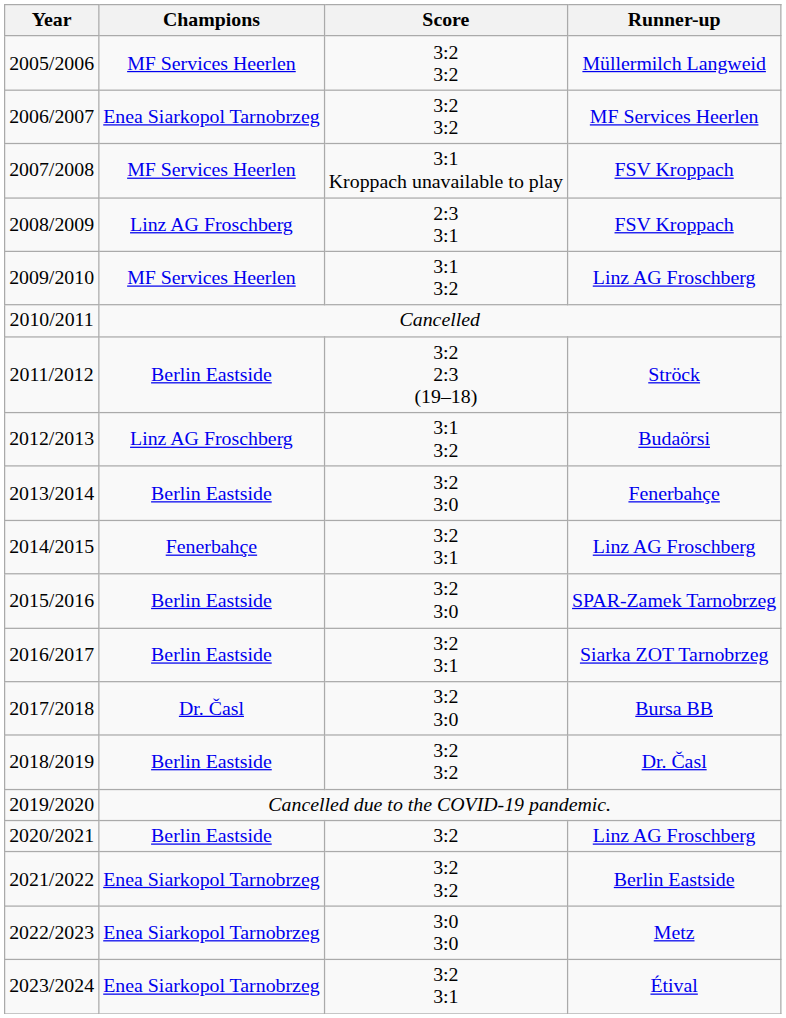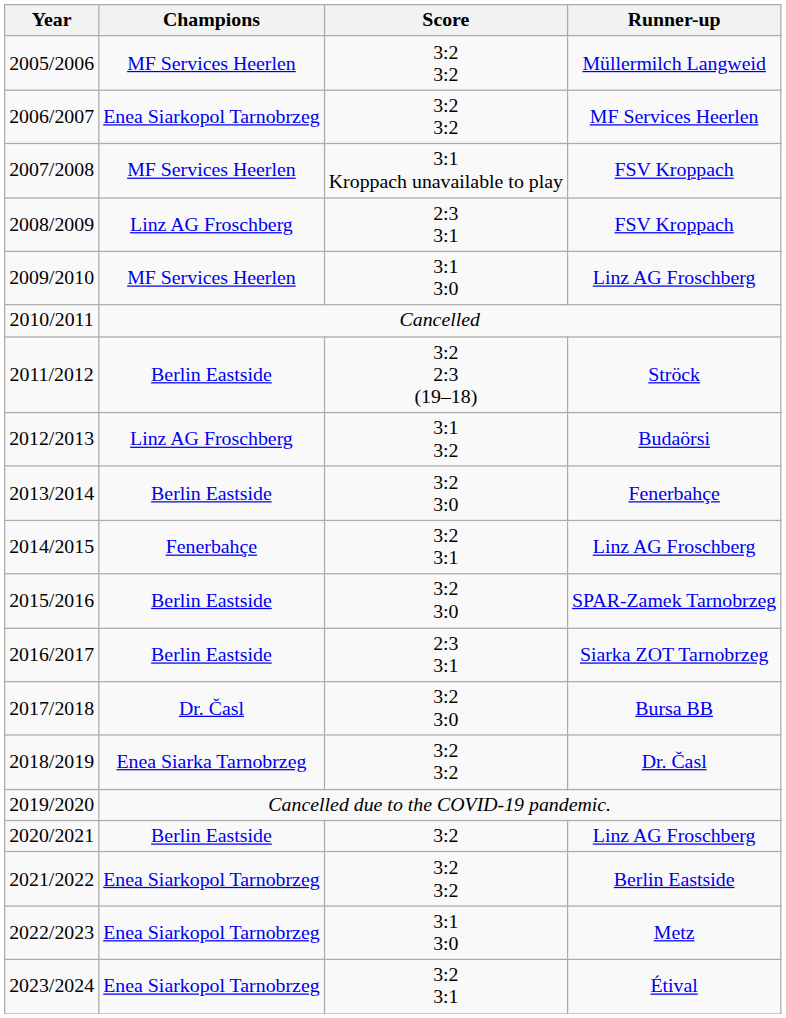(446, 277) 3:1 3:2 -> (446, 277) 3:1 3:0
(446, 654) 3:2 3:1 -> (446, 654) 2:3 3:1
(211, 762) Berlin Eastside -> (211, 762) Enea Siarka Tarnobrzeg
(446, 932) 3:0 3:0 -> (446, 932) 3:1 3:0
